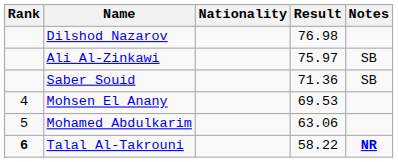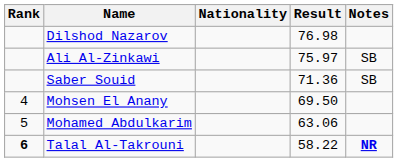(318, 103) 69.53 -> (318, 103) 69.50
